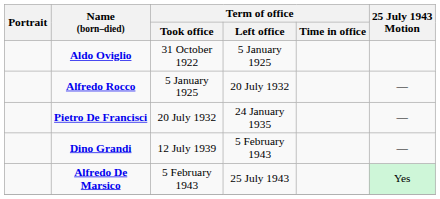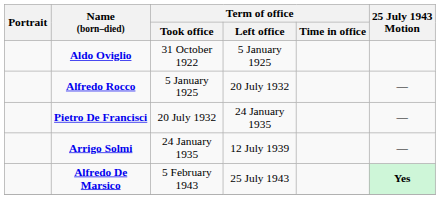+ row: (101, 148)
- row: (101, 148)
(402, 179) normal -> (402, 179) bold
